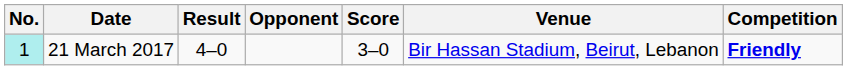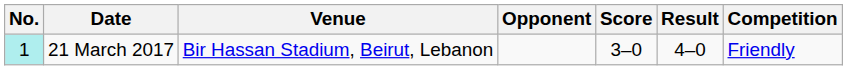columns swapped: (563, 19) <-> (212, 19)
(764, 49) bold -> (761, 49) normal
